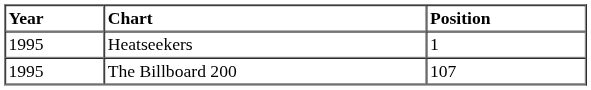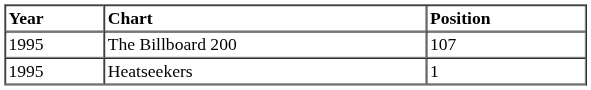rows swapped: (150, 44) <-> (172, 71)
